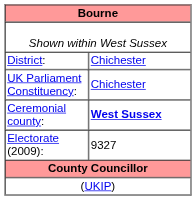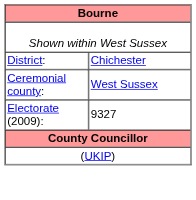- row: (44, 84)
(126, 115) bold -> (124, 84) normal
